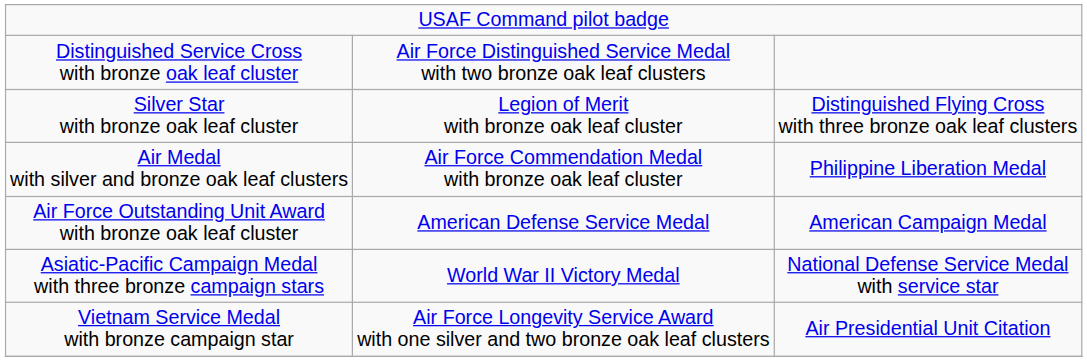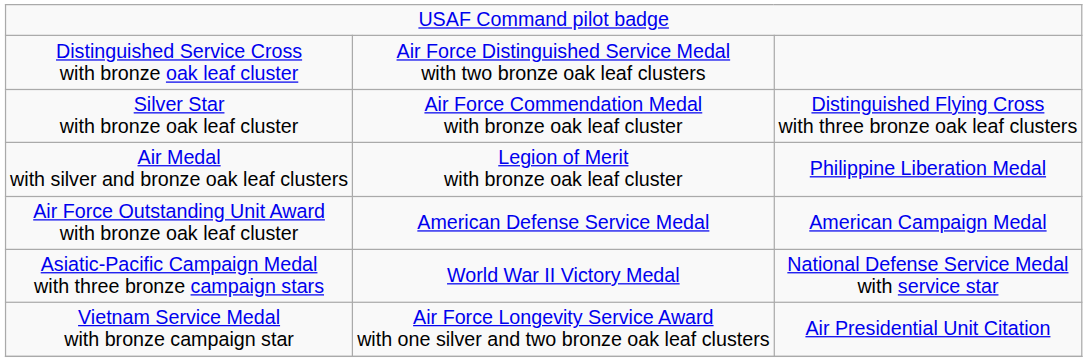(563, 115) Legion of Merit with bronze oak leaf cluster -> (563, 115) Air Force Commendation Medal with bronze oak leaf cluster
(563, 169) Air Force Commendation Medal with bronze oak leaf cluster -> (563, 169) Legion of Merit with bronze oak leaf cluster
